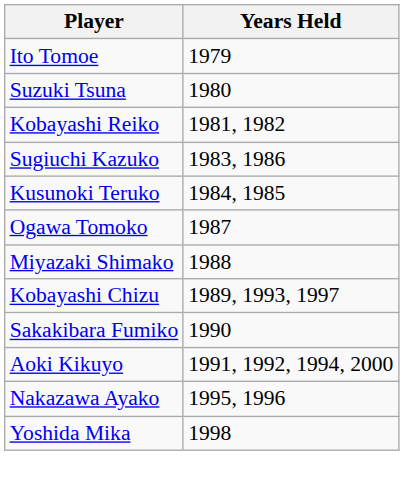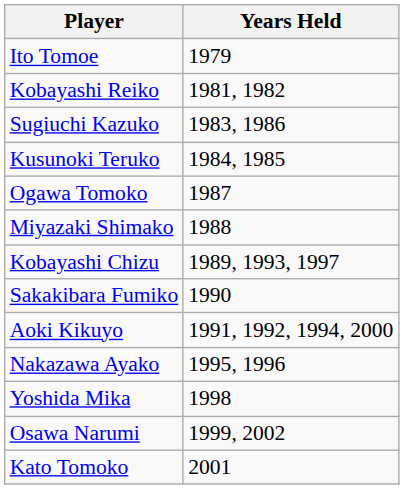- row: (68, 90)
+ row: (75, 432)
+ row: (69, 466)
